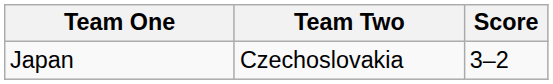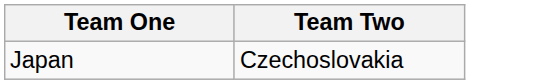- column: (506, 23)
